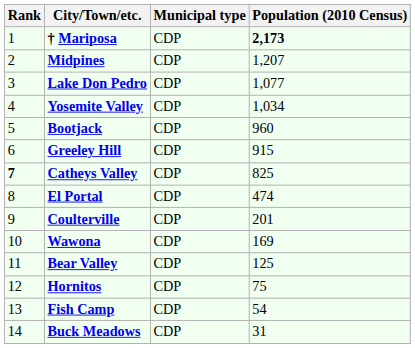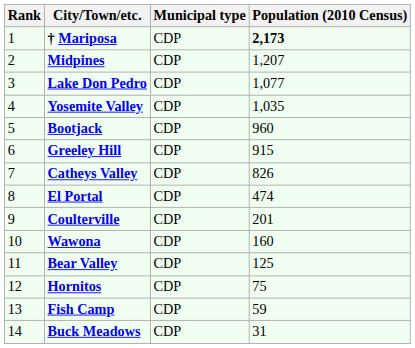(268, 106) 1,034 -> (268, 106) 1,035
(11, 173) bold -> (11, 173) normal
(263, 173) 825 -> (263, 173) 826
(263, 241) 169 -> (263, 241) 160
(259, 309) 54 -> (259, 309) 59
